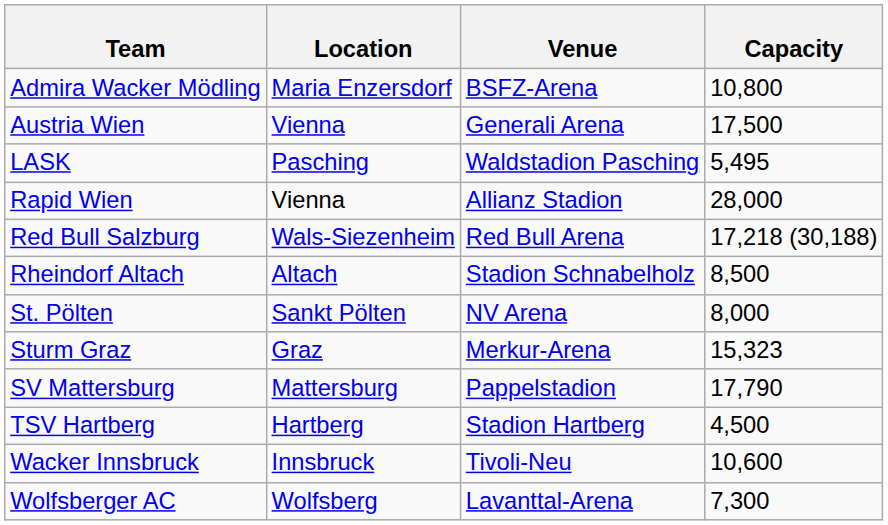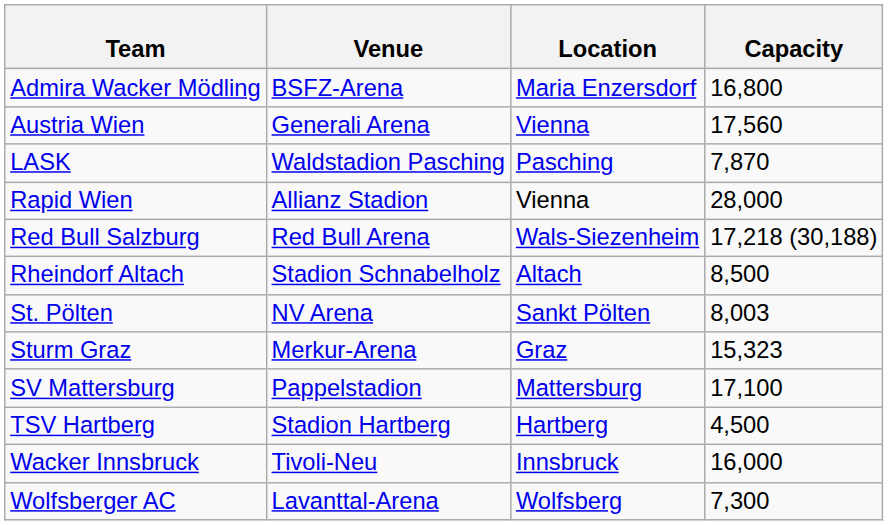columns swapped: (363, 49) <-> (583, 49)
(746, 87) 10,800 -> (746, 87) 16,800
(746, 125) 17,500 -> (746, 125) 17,560
(740, 162) 5,495 -> (740, 162) 7,870
(740, 312) 8,000 -> (740, 312) 8,003
(746, 387) 17,790 -> (746, 387) 17,100
(746, 463) 10,600 -> (746, 463) 16,000
